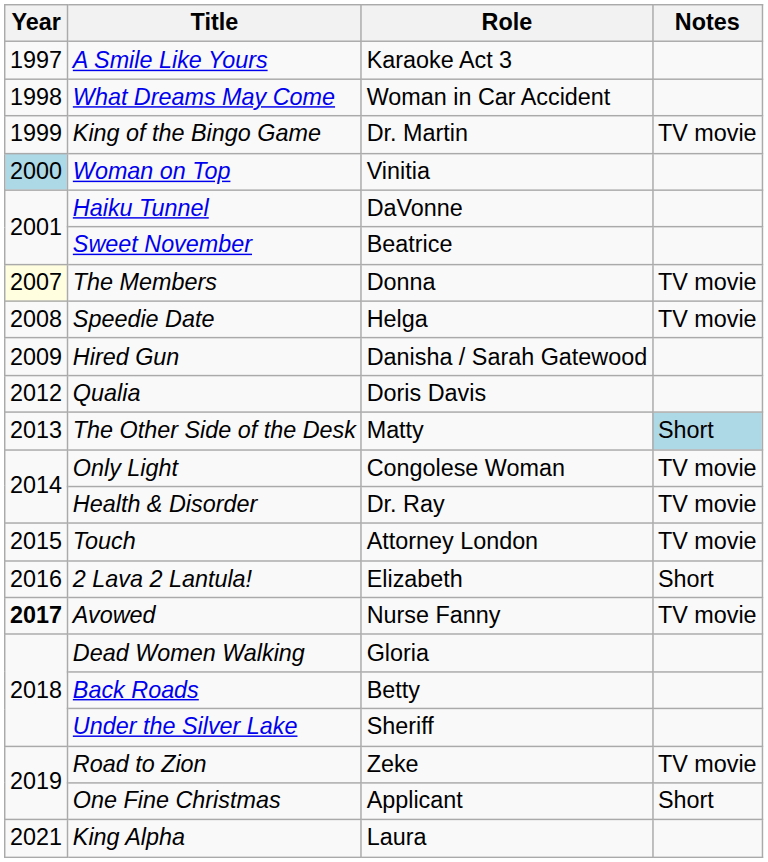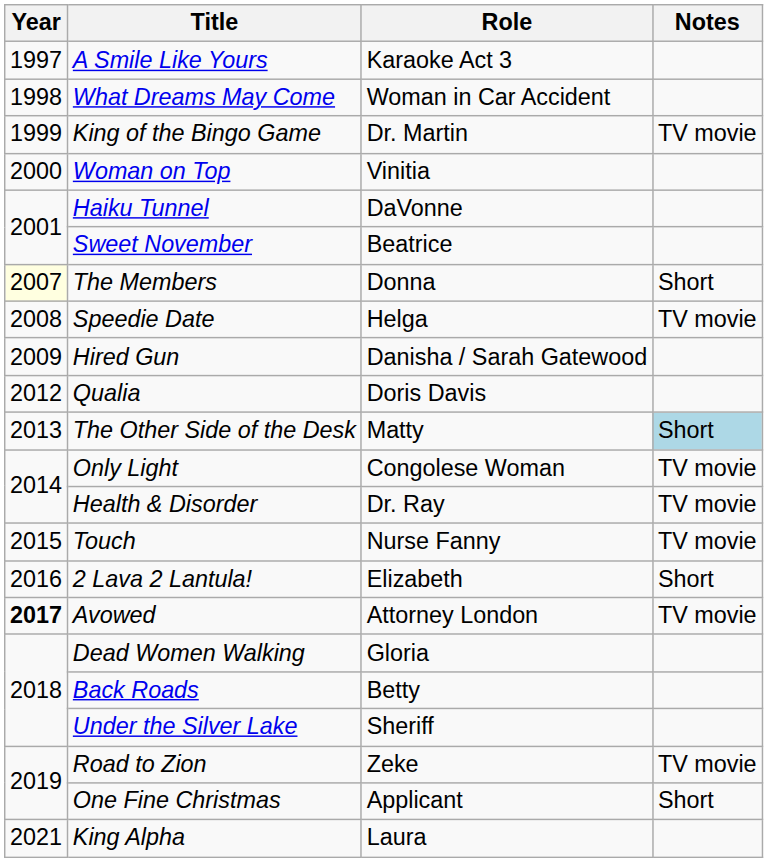(36, 171) lightblue background -> (36, 171) no background
(707, 282) TV movie -> (686, 282) Short
(452, 541) Attorney London -> (434, 541) Nurse Fanny
(434, 615) Nurse Fanny -> (452, 615) Attorney London
